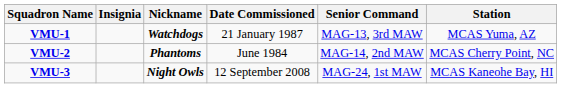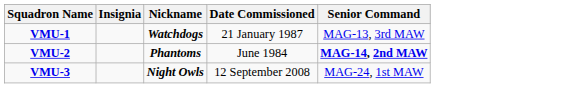- column: (492, 14)
(372, 53) normal -> (374, 53) bold
